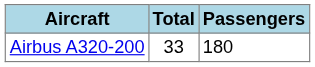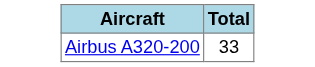- column: (254, 18)
